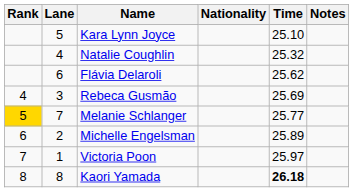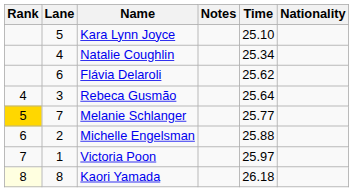columns swapped: (233, 14) <-> (328, 14)
(288, 55) 25.32 -> (258, 55) 25.34
(288, 95) 25.69 -> (258, 95) 25.64
(288, 136) 25.89 -> (258, 136) 25.88
(23, 177) no background -> (23, 177) lightyellow background
(288, 177) bold -> (258, 177) normal
